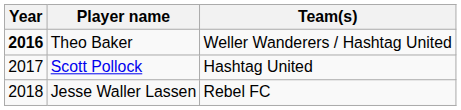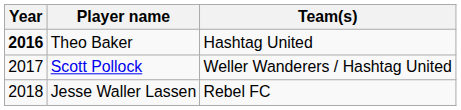(328, 42) Weller Wanderers / Hashtag United -> (258, 42) Hashtag United
(258, 67) Hashtag United -> (328, 67) Weller Wanderers / Hashtag United
